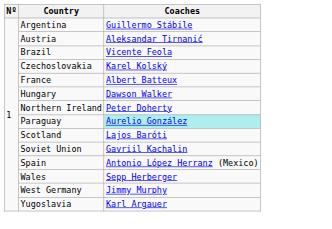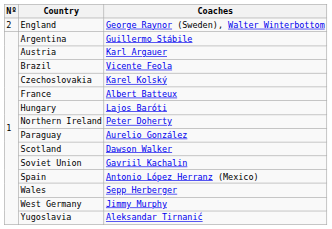+ row: (38, 25)
(154, 39) Aleksandar Tirnanić -> (136, 53) Karl Argauer
(139, 94) Dawson Walker -> (136, 108) Lajos Baróti
(147, 121) paleturquoise background -> (147, 135) no background
(136, 135) Lajos Baróti -> (139, 149) Dawson Walker
(136, 204) Karl Argauer -> (154, 218) Aleksandar Tirnanić
